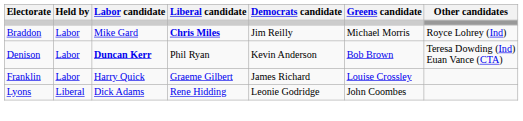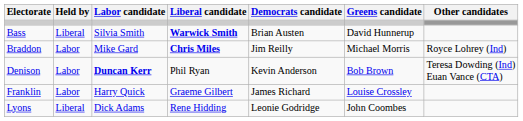+ row: (16, 33)
